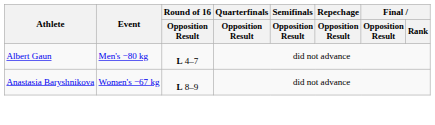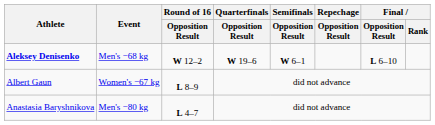+ row: (43, 56)
(123, 56) Men's −80 kg -> (129, 82) Women's −67 kg
(187, 62) L 4–7 -> (187, 87) L 8–9
(129, 82) Women's −67 kg -> (123, 108) Men's −80 kg
(187, 87) L 8–9 -> (187, 113) L 4–7
